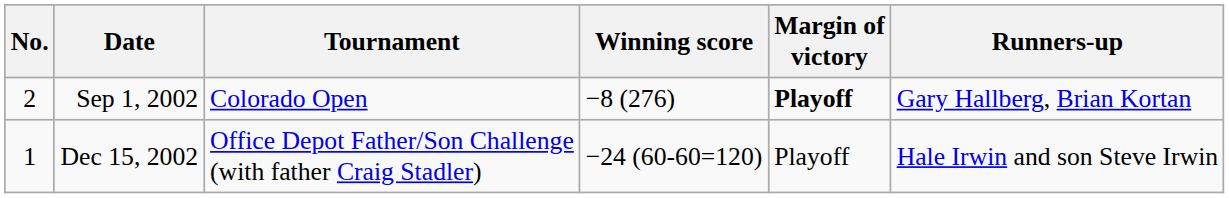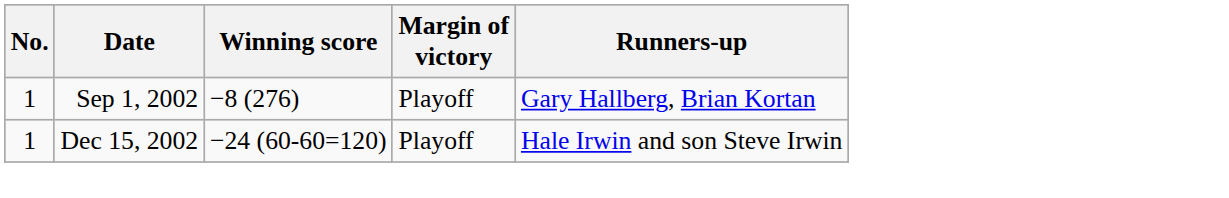- column: (392, 41)
(30, 98) 2 -> (30, 98) 1
(813, 98) bold -> (436, 98) normal
